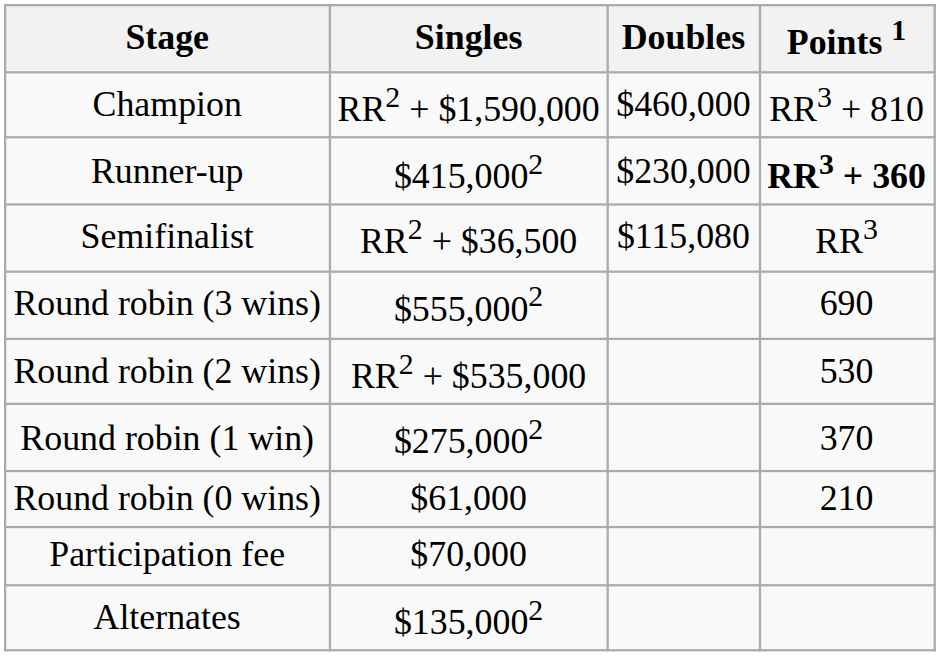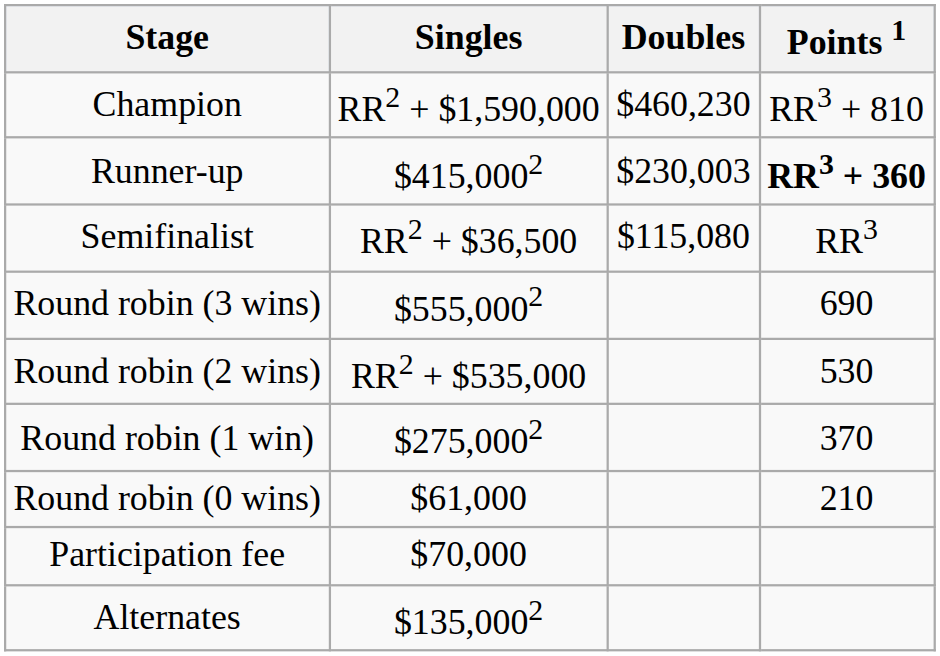(683, 104) $460,000 -> (683, 104) $460,230
(683, 170) $230,000 -> (683, 170) $230,003
